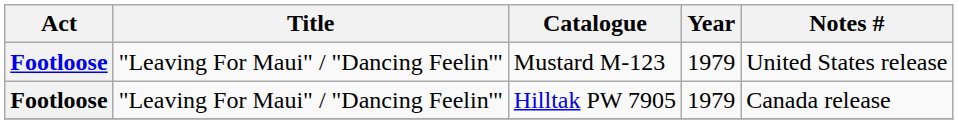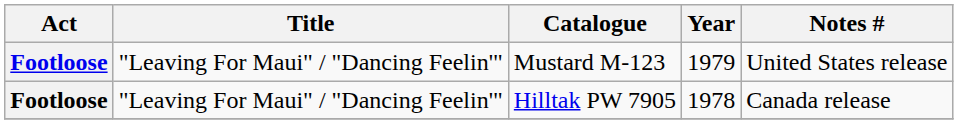(711, 99) 1979 -> (711, 99) 1978
